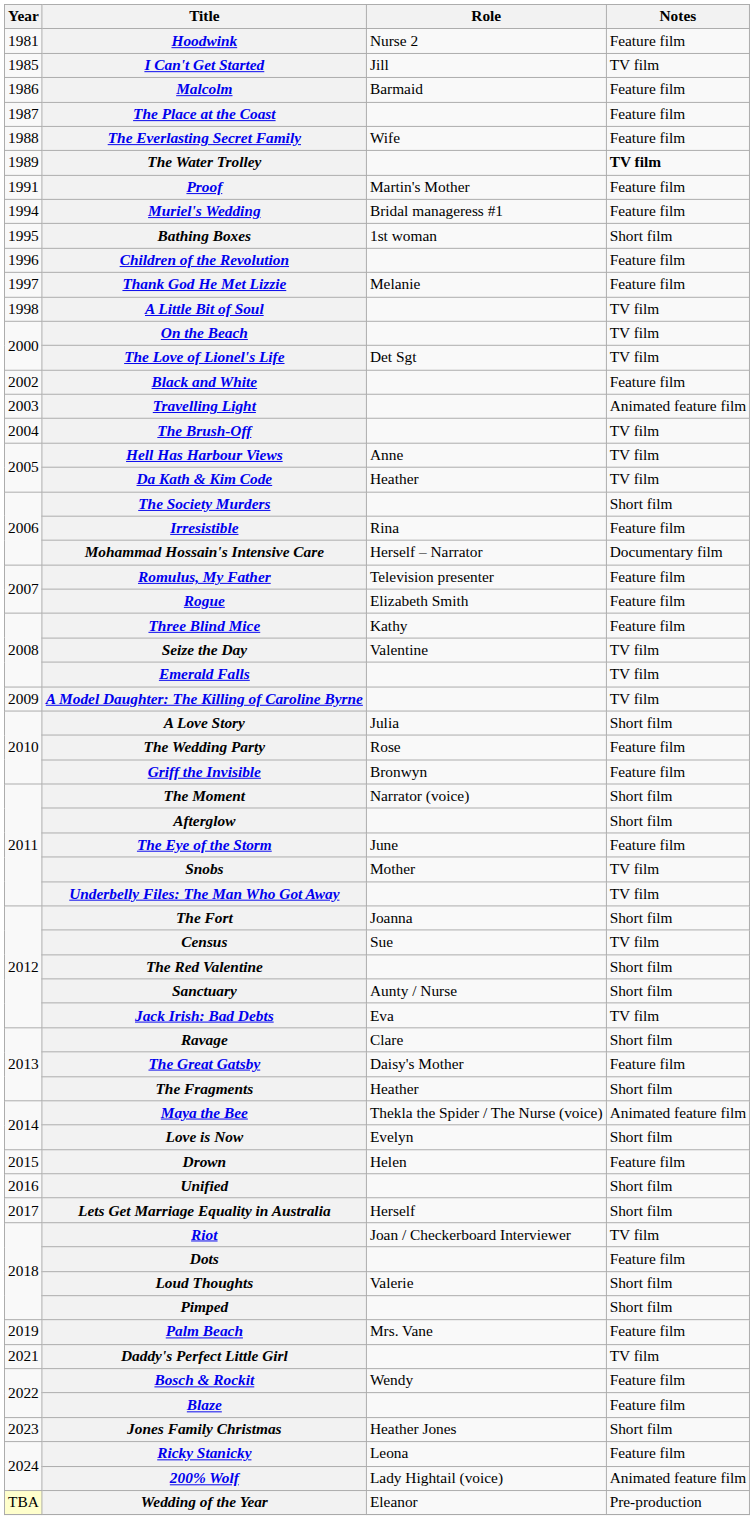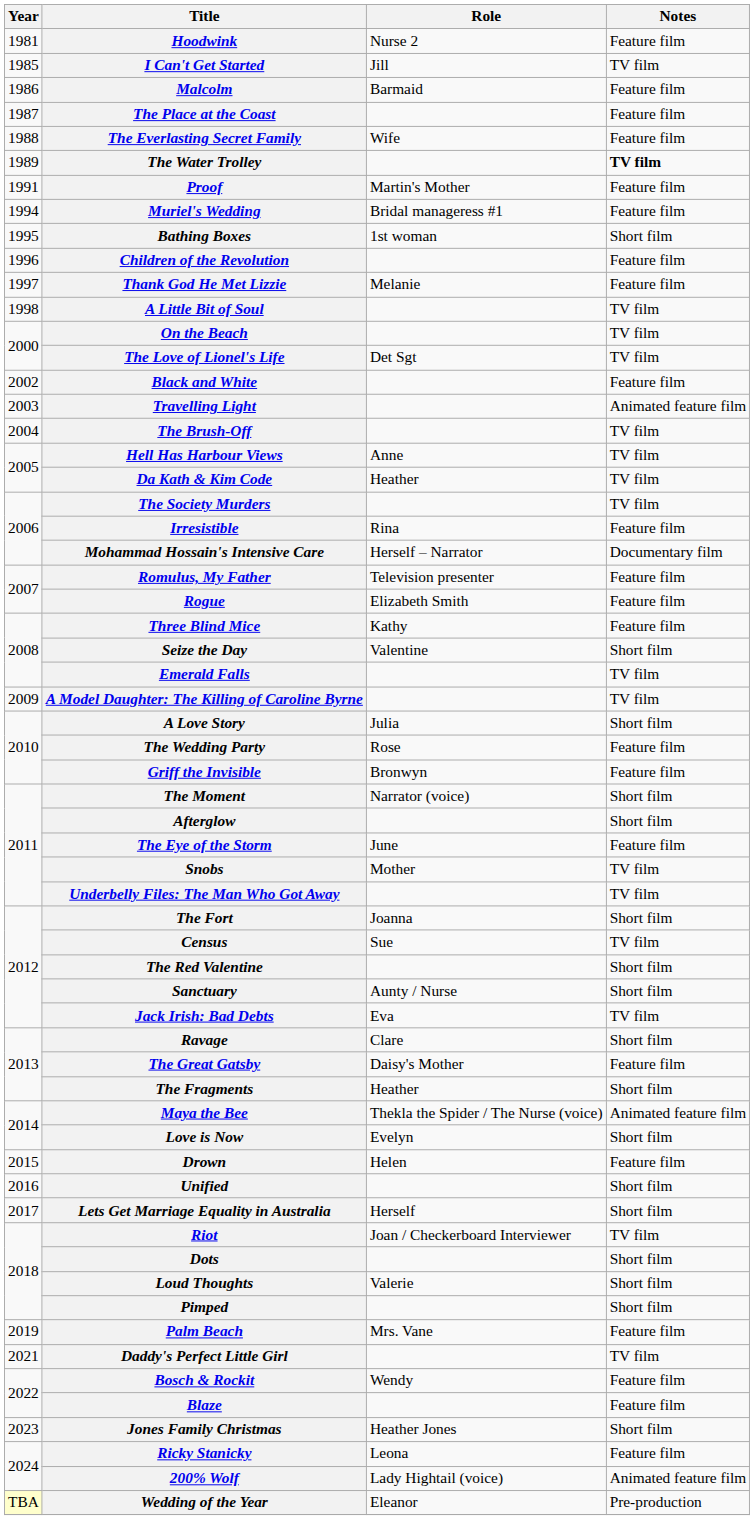(641, 503) Short film -> (634, 503) TV film
(634, 650) TV film -> (641, 650) Short film
(647, 1259) Feature film -> (641, 1259) Short film
